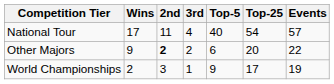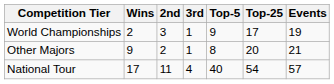rows swapped: (64, 69) <-> (41, 32)
(163, 50) bold -> (163, 50) normal
(189, 50) 2 -> (189, 50) 1
(213, 50) 6 -> (213, 50) 8
(295, 50) 22 -> (295, 50) 21
